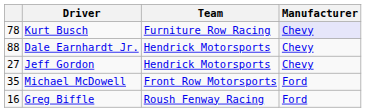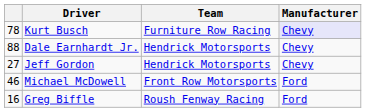(13, 82) 35 -> (13, 82) 46
